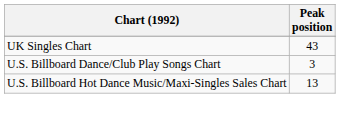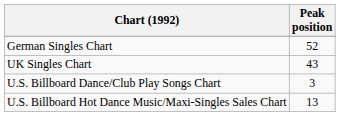+ row: (60, 45)
